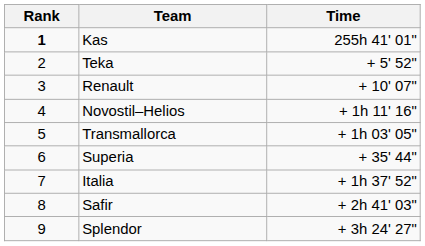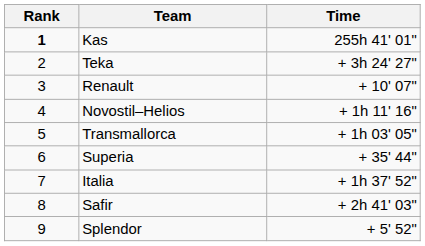(392, 63) + 5' 52" -> (377, 63) + 3h 24' 27"
(377, 228) + 3h 24' 27" -> (392, 228) + 5' 52"
